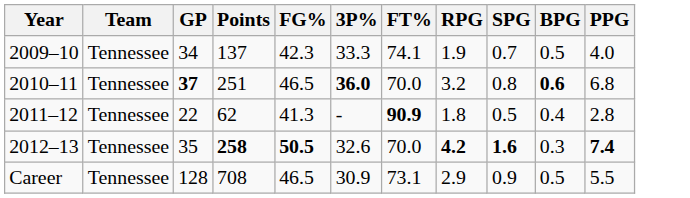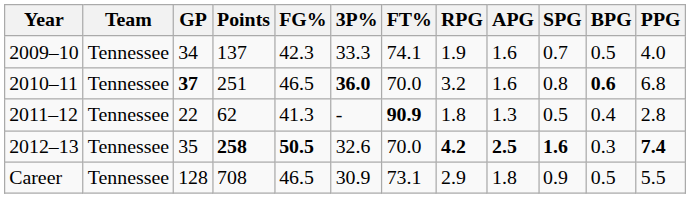+ column: (513, 20)
